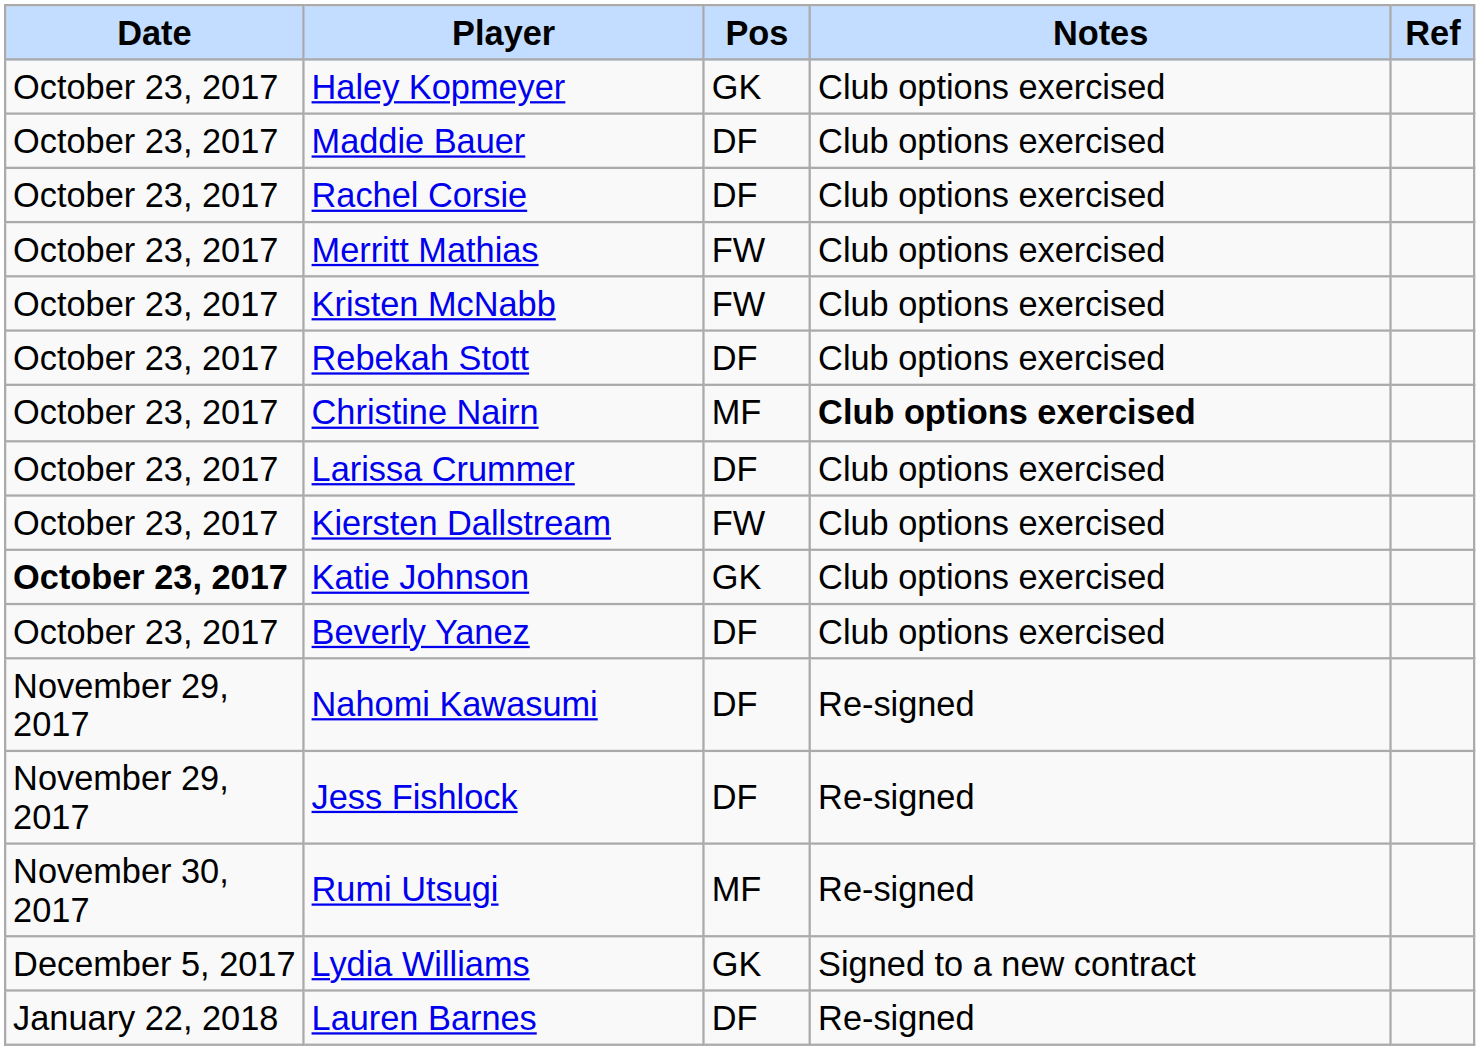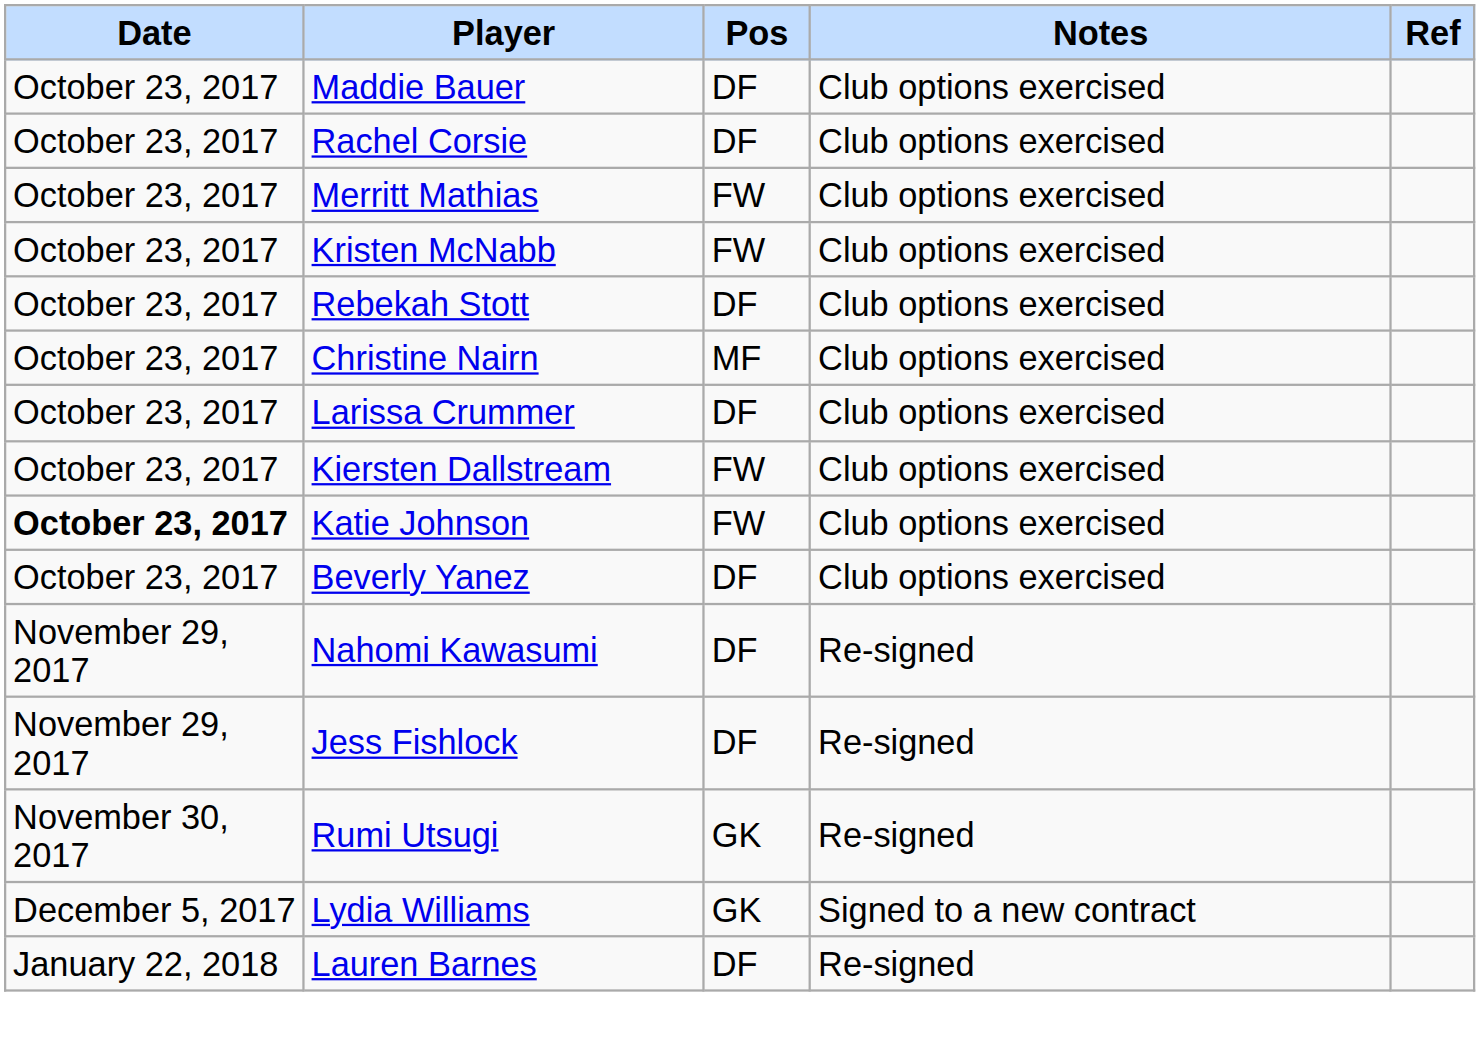- row: (438, 87)
(1007, 413) bold -> (992, 359) normal
(737, 576) GK -> (738, 522) FW
(737, 890) MF -> (737, 836) GK
